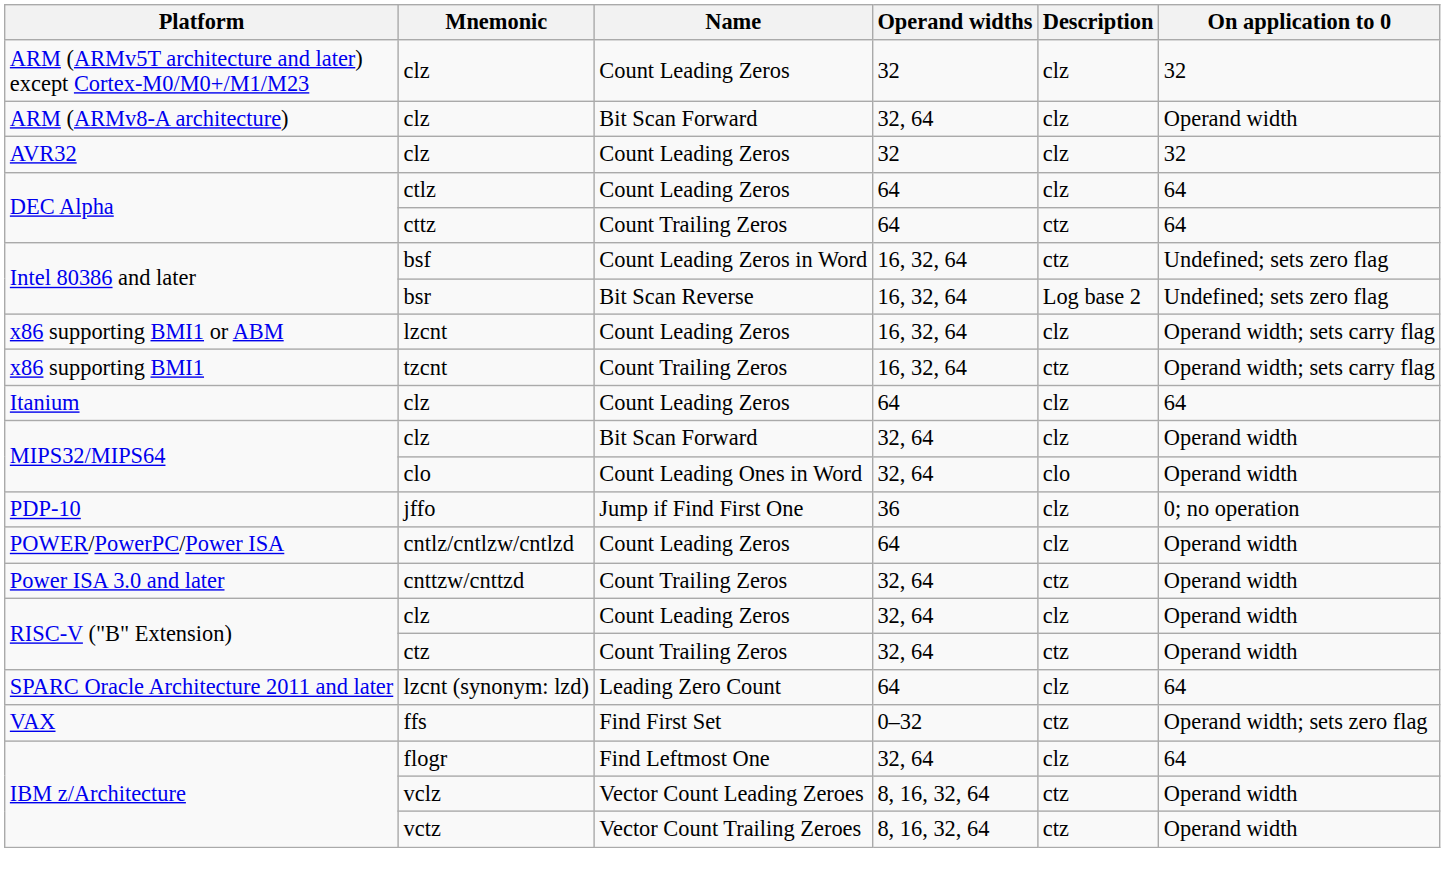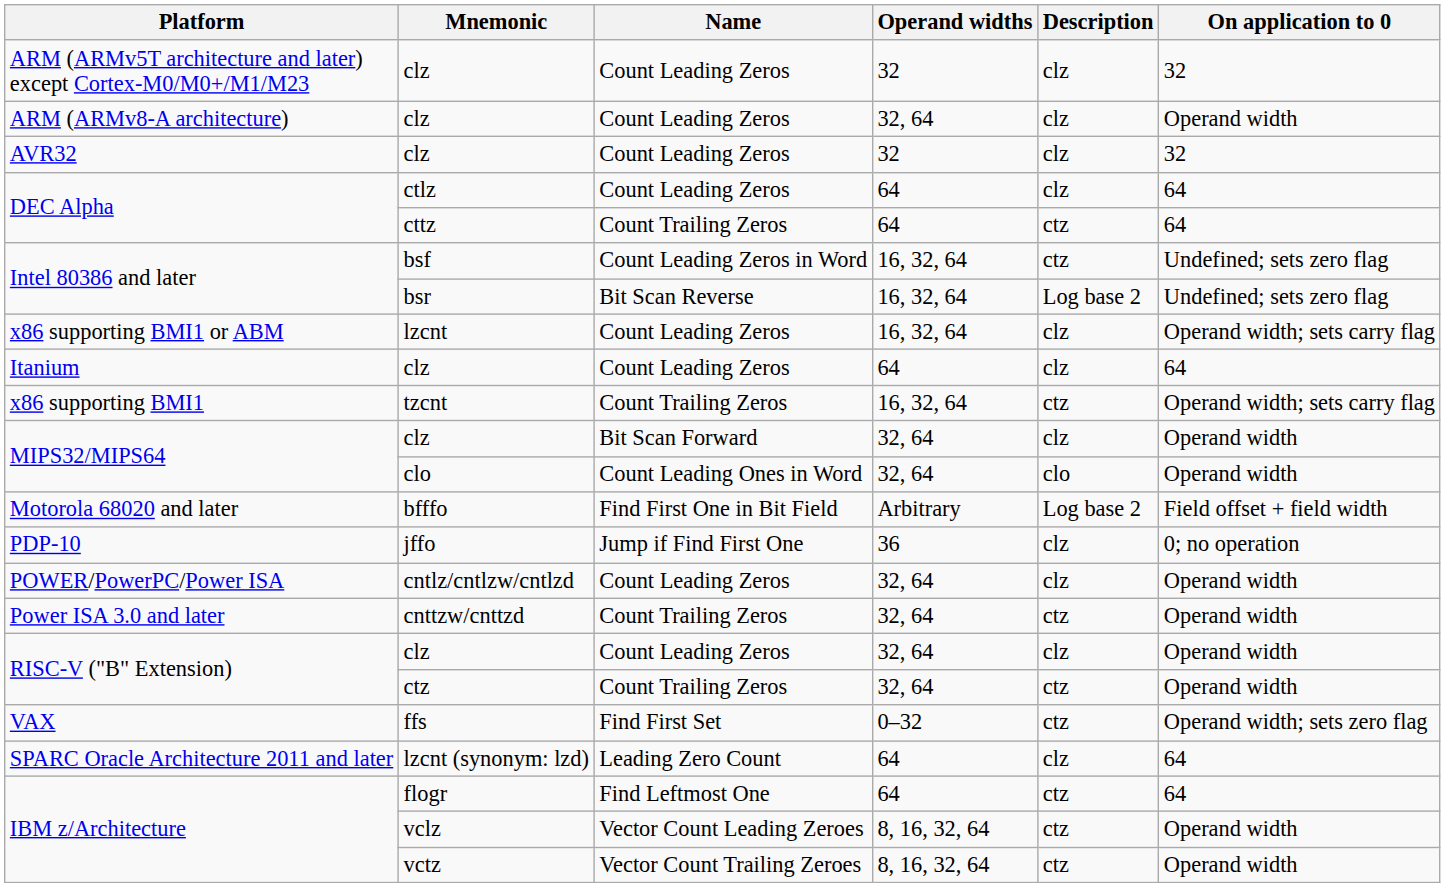(678, 118) Bit Scan Forward -> (694, 118) Count Leading Zeros
rows swapped: (107, 367) <-> (45, 402)
+ row: (124, 509)
(889, 544) 64 -> (905, 580) 32, 64
rows swapped: (202, 686) <-> (33, 722)
(905, 757) 32, 64 -> (889, 793) 64
(1056, 757) clz -> (1056, 793) ctz
